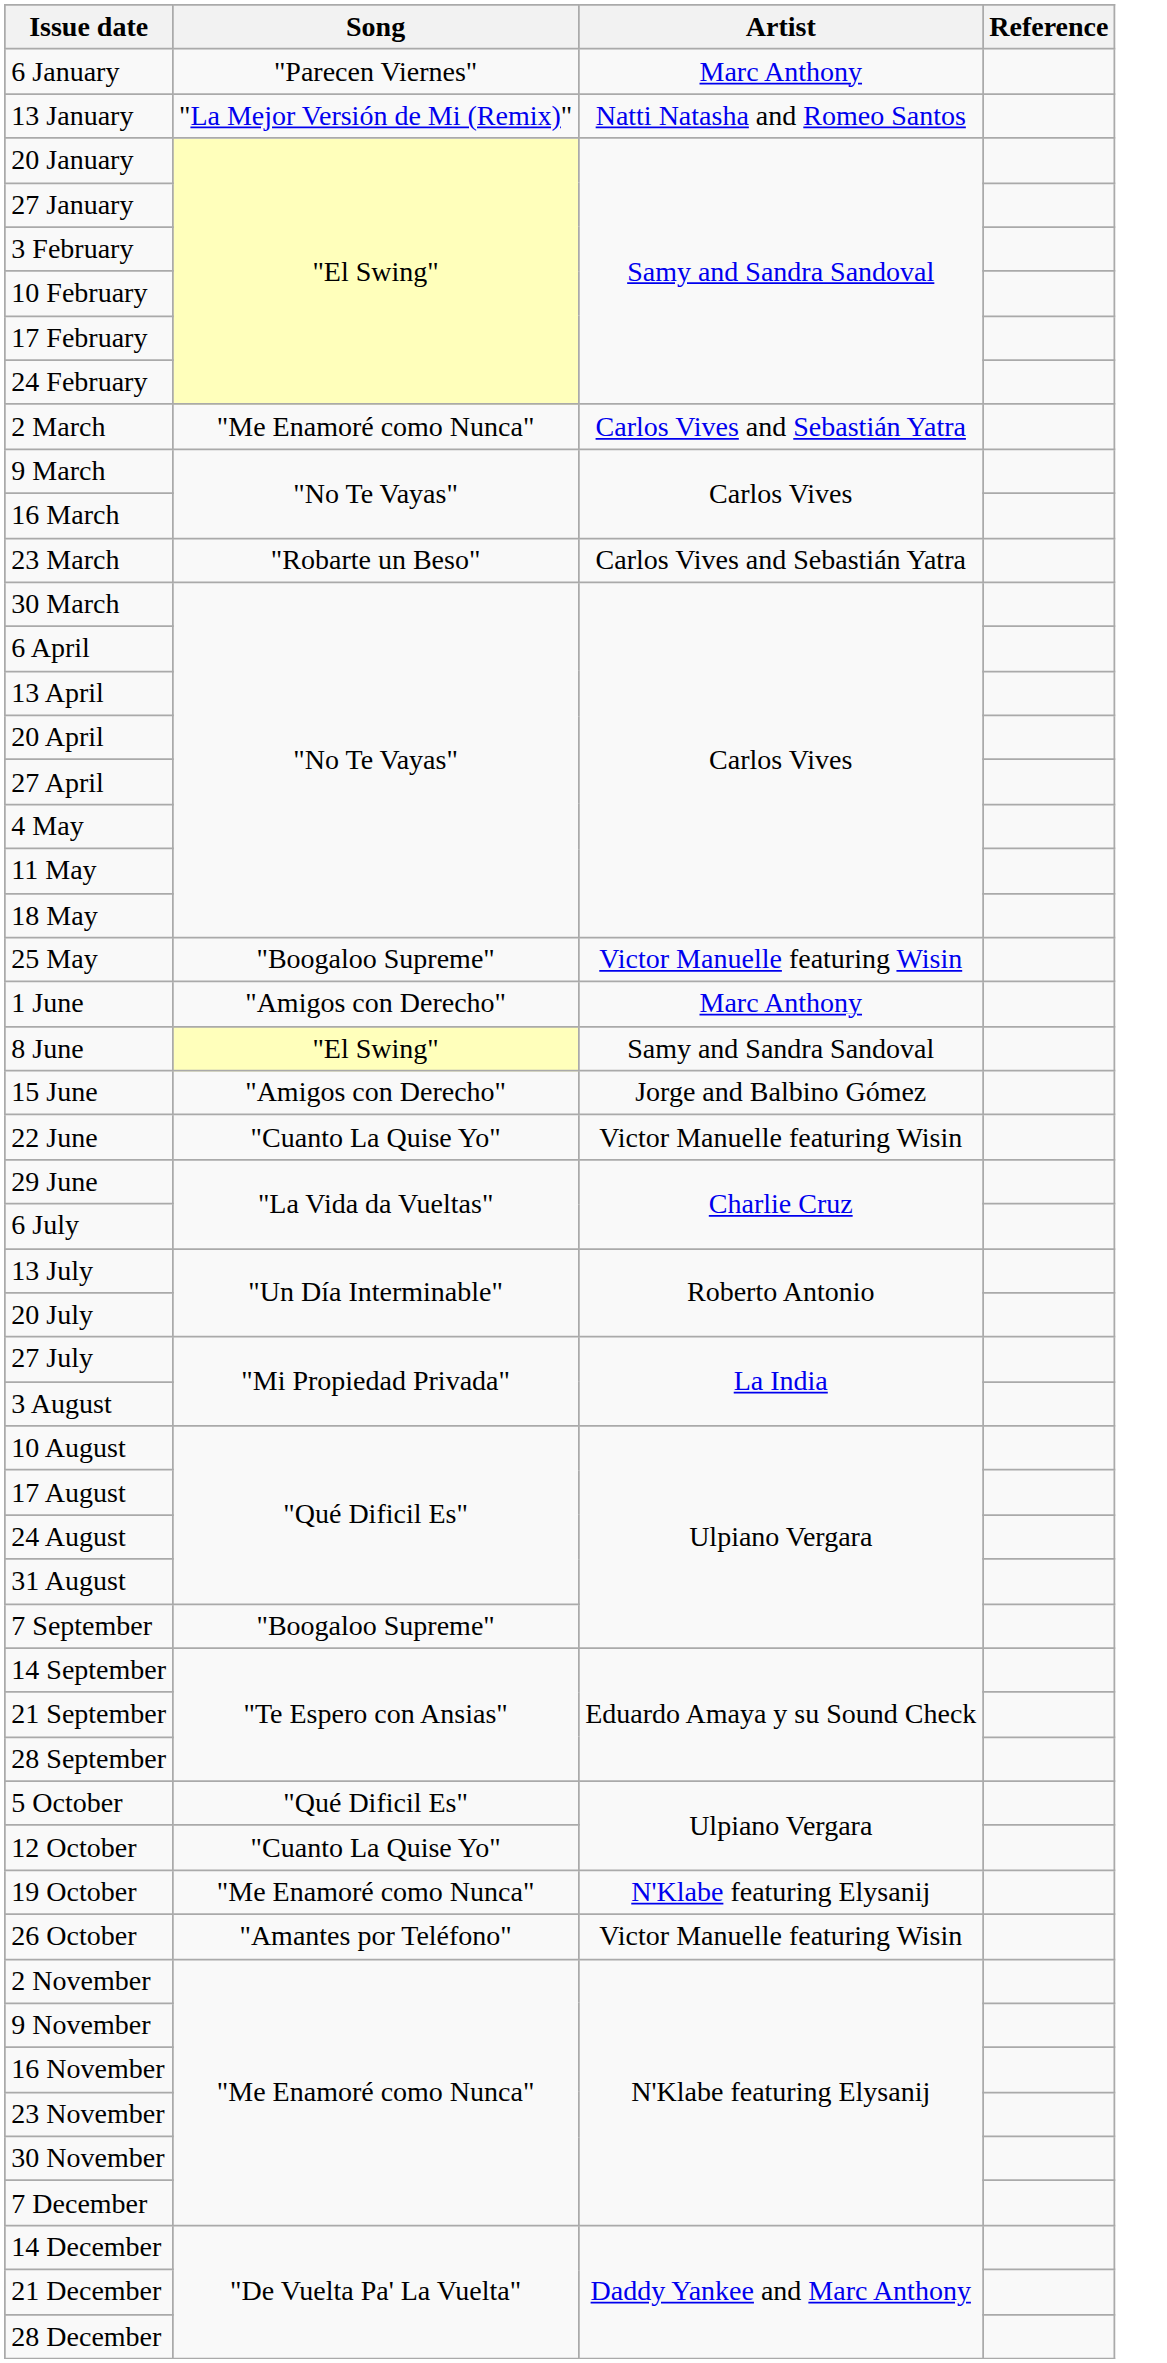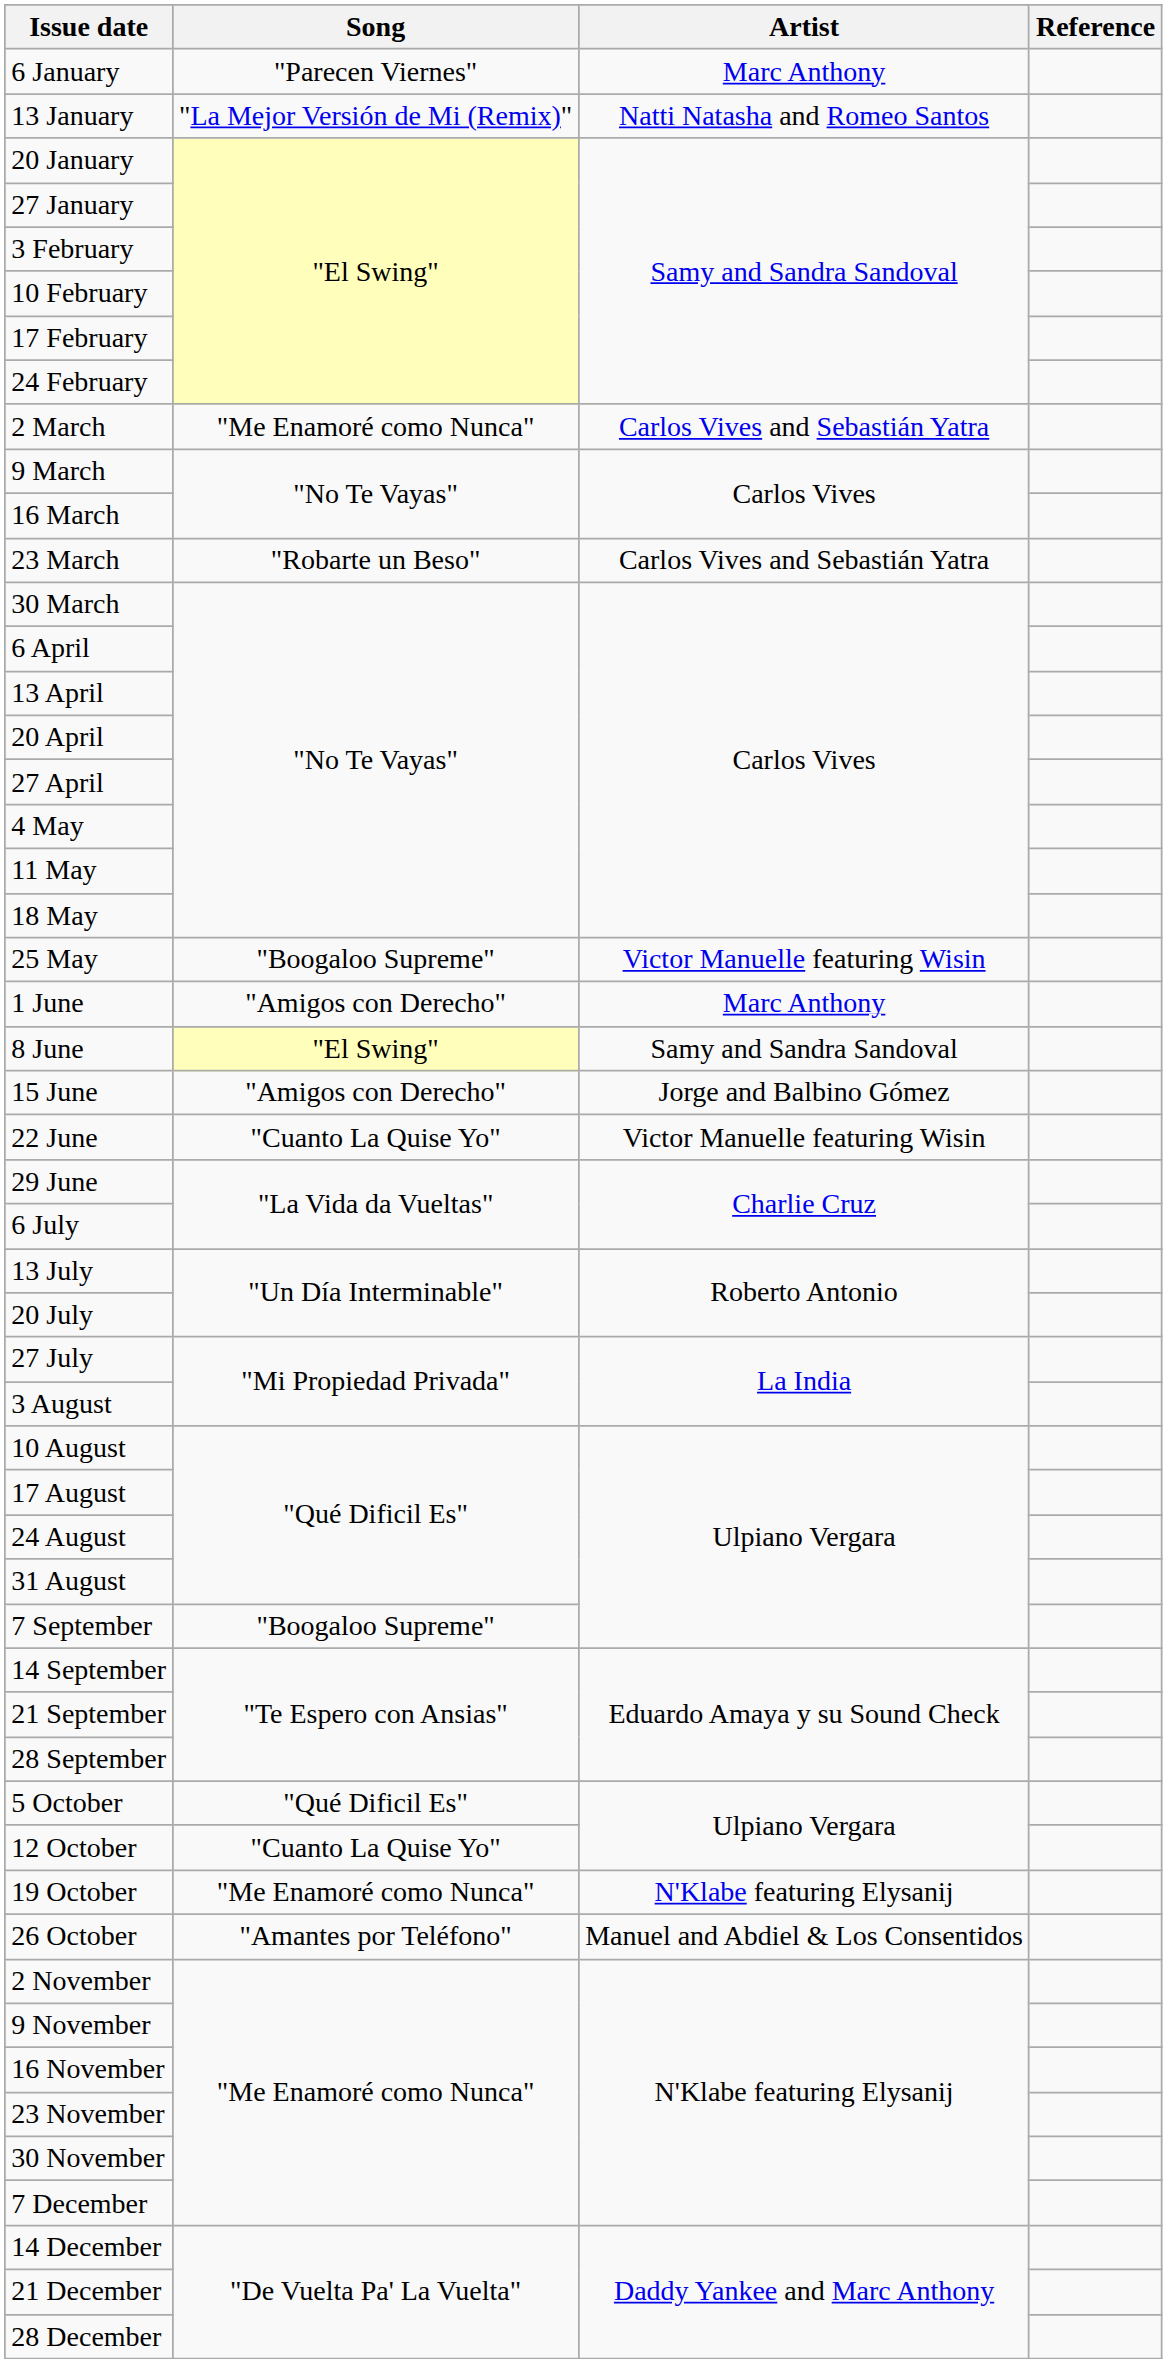(781, 1936) Victor Manuelle featuring Wisin -> (804, 1936) Manuel and Abdiel & Los Consentidos
